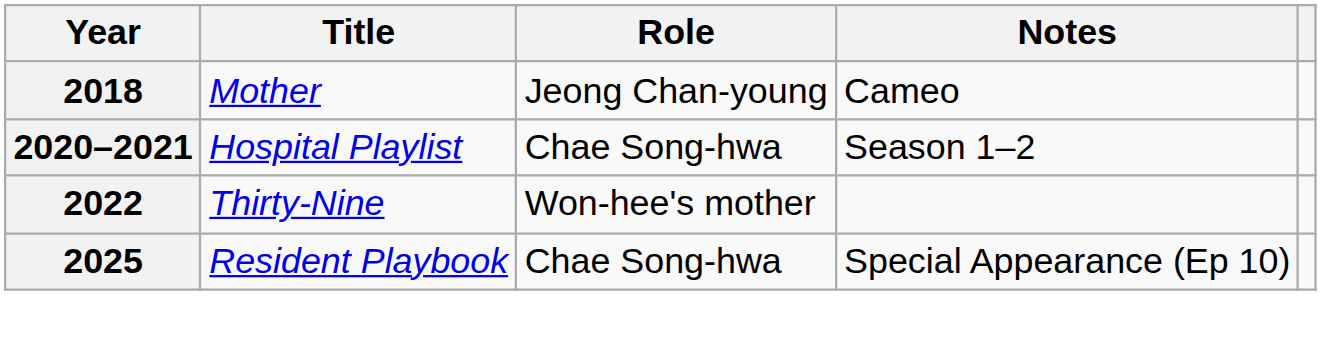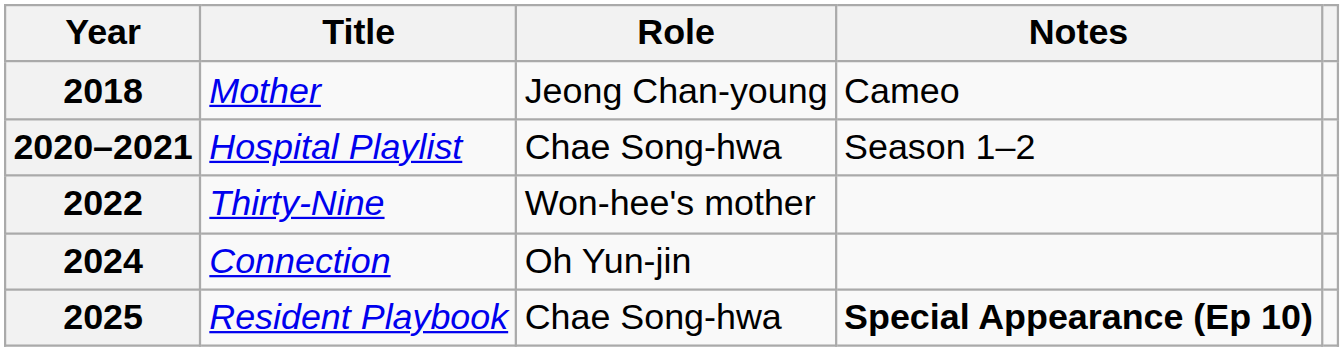+ row: (103, 260)
(1067, 260) normal -> (1078, 317) bold
